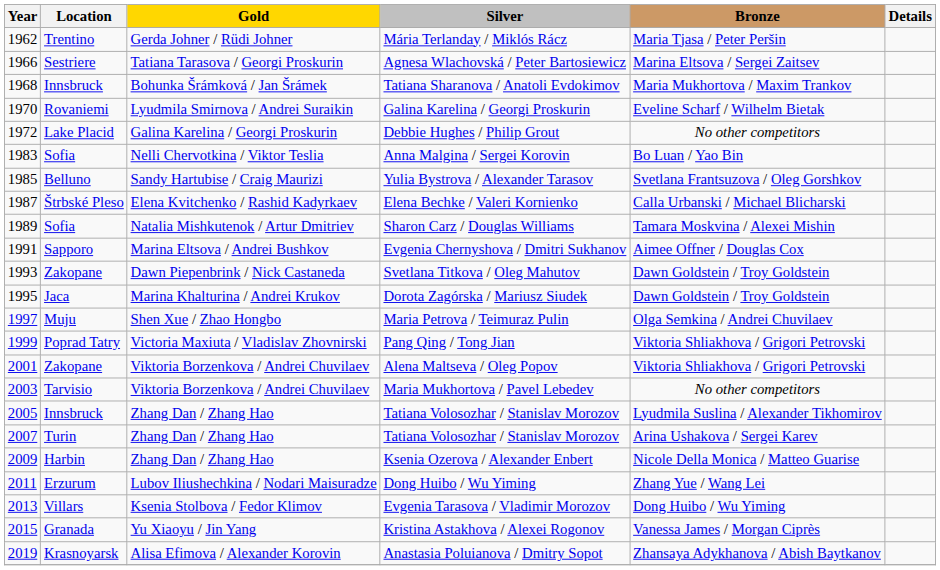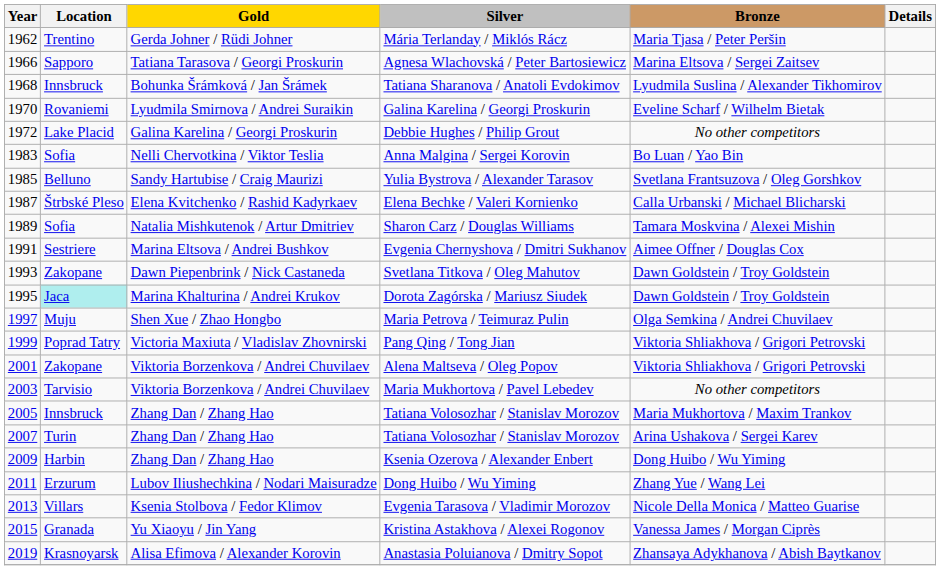(70, 62) Sestriere -> (69, 62) Sapporo
(742, 86) Maria Mukhortova / Maxim Trankov -> (757, 86) Lyudmila Suslina / Alexander Tikhomirov
(69, 249) Sapporo -> (70, 249) Sestriere
(57, 296) no background -> (57, 296) paleturquoise background
(757, 413) Lyudmila Suslina / Alexander Tikhomirov -> (742, 413) Maria Mukhortova / Maxim Trankov
(746, 459) Nicole Della Monica / Matteo Guarise -> (709, 459) Dong Huibo / Wu Yiming
(709, 506) Dong Huibo / Wu Yiming -> (746, 506) Nicole Della Monica / Matteo Guarise
